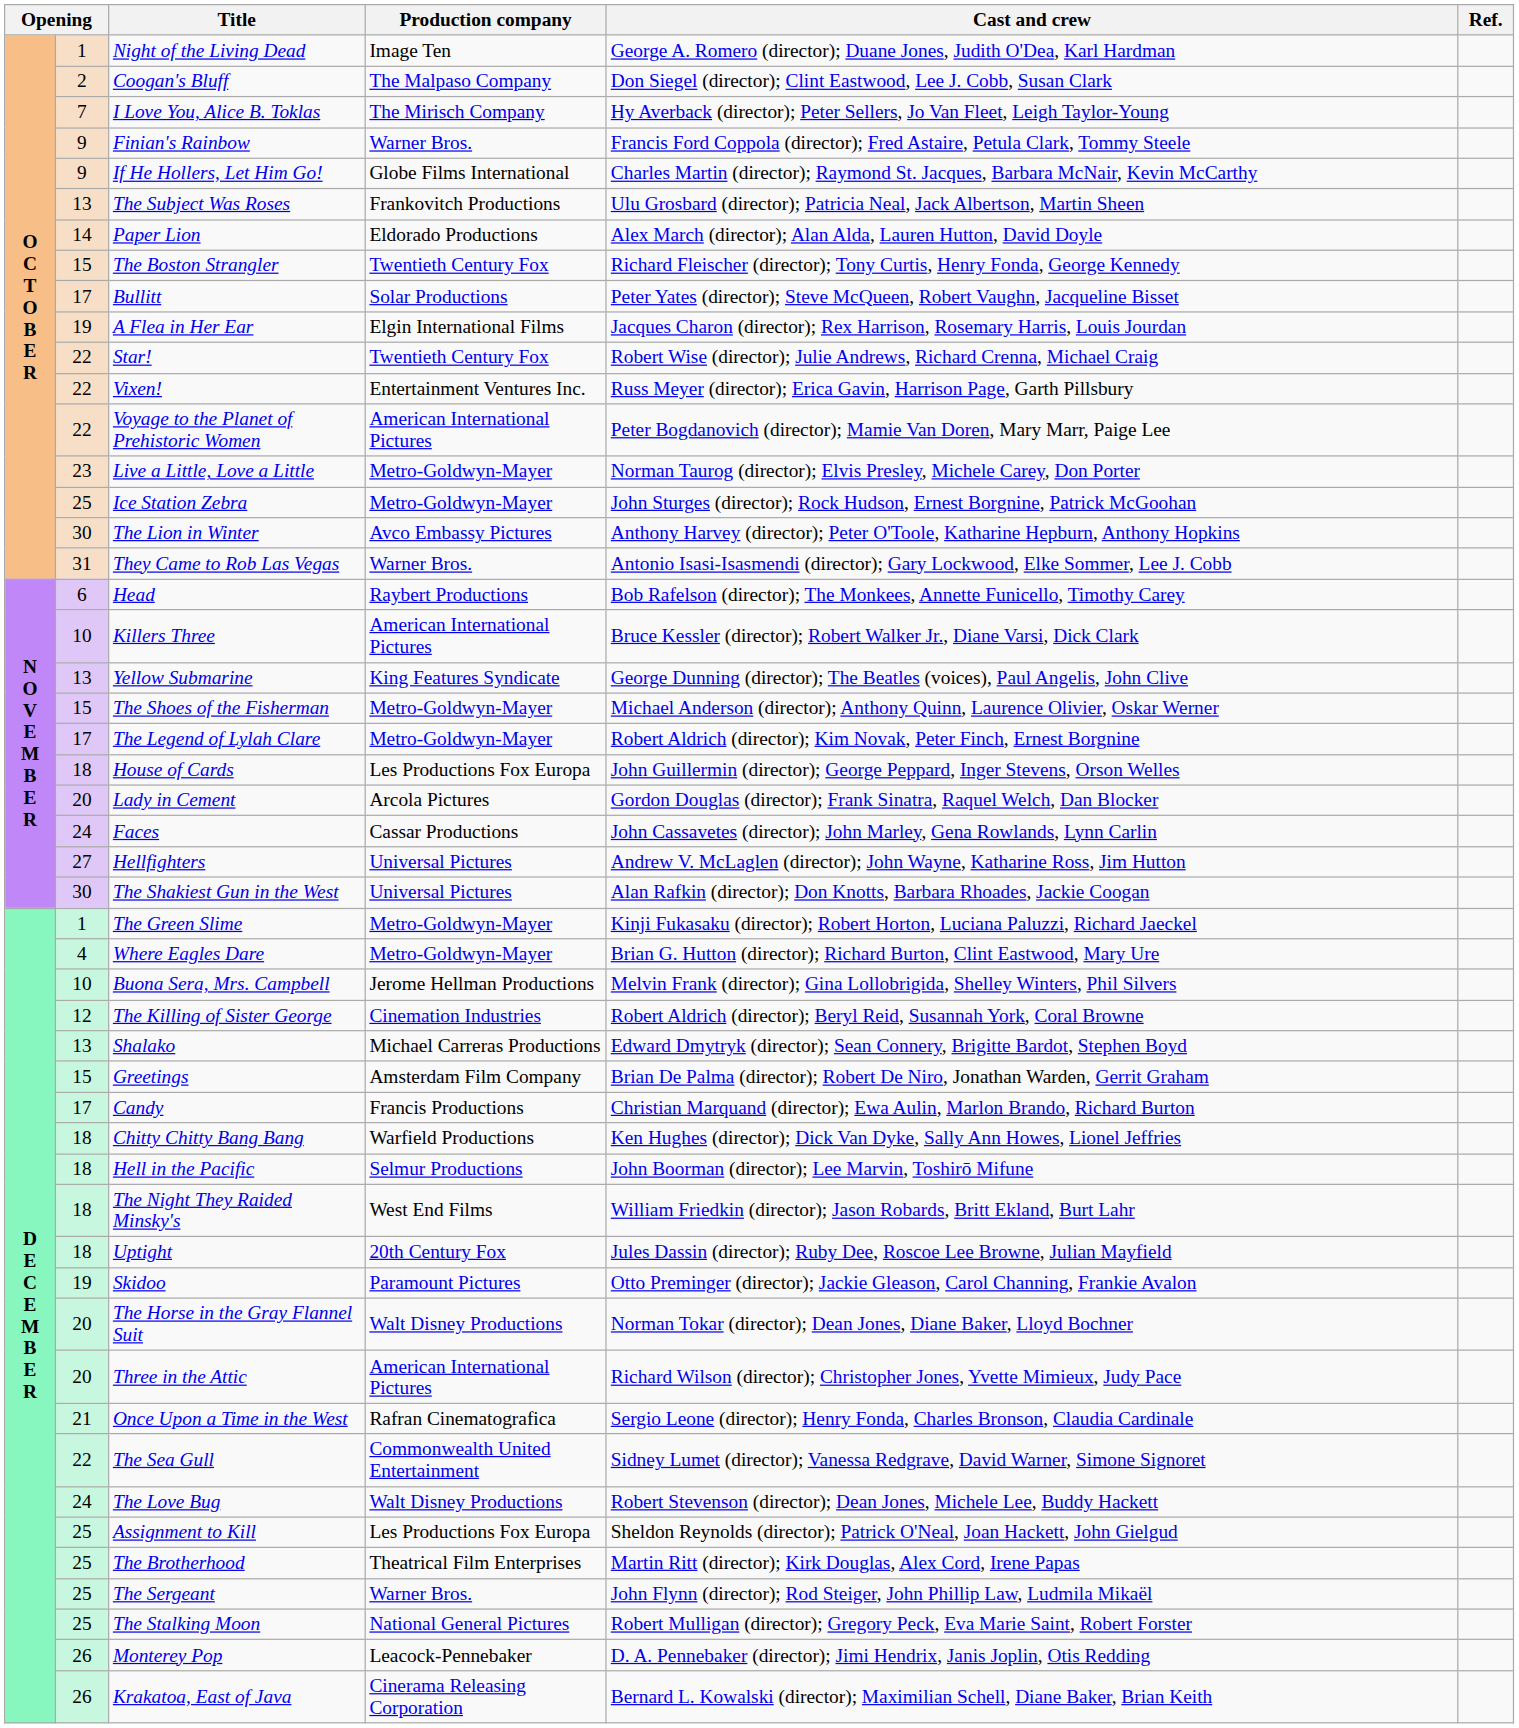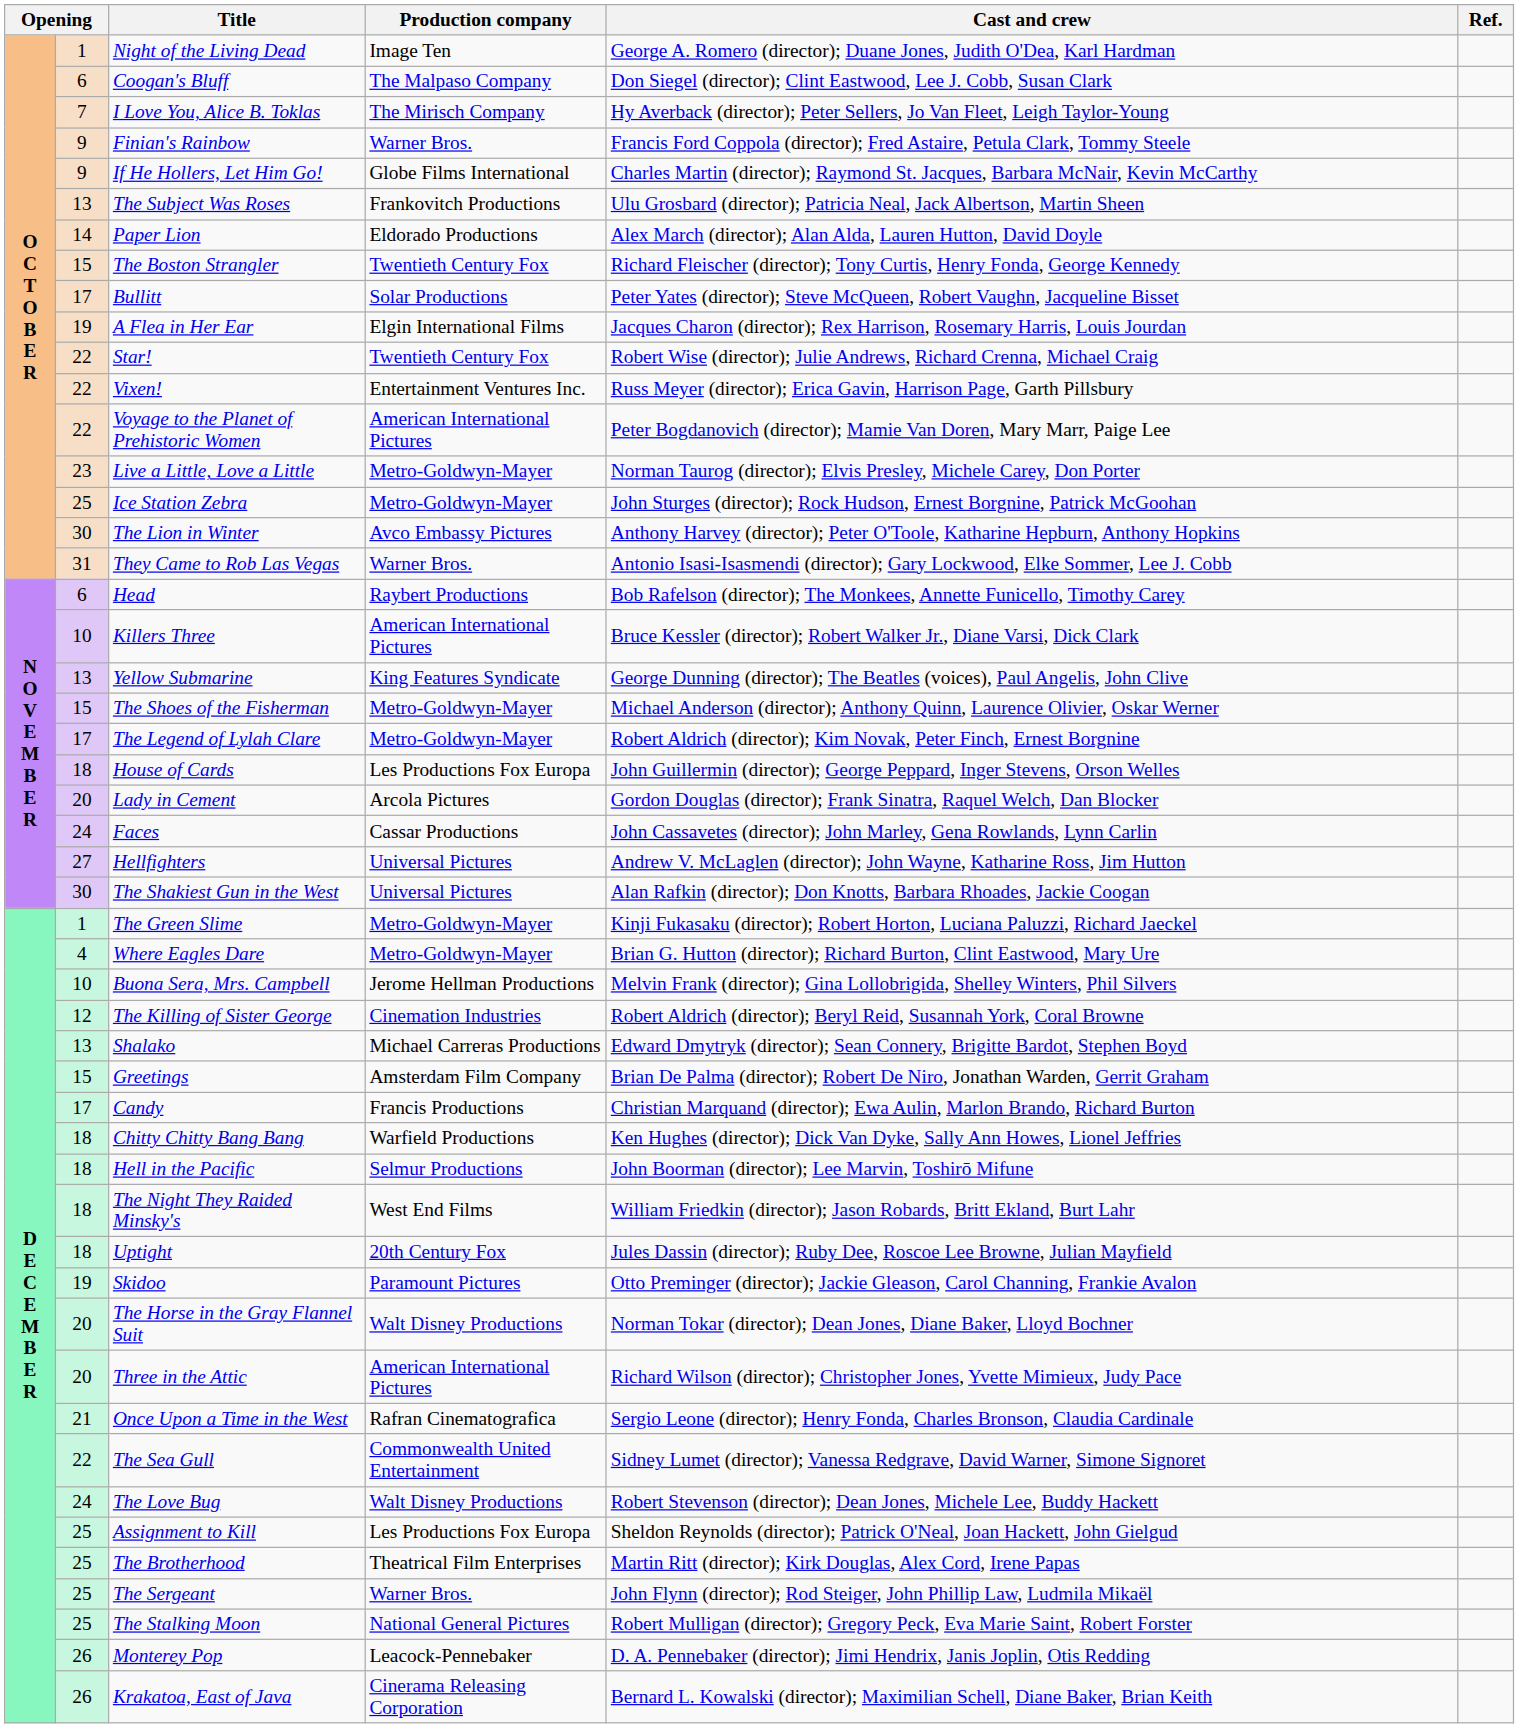(82, 81) 2 -> (82, 81) 6
